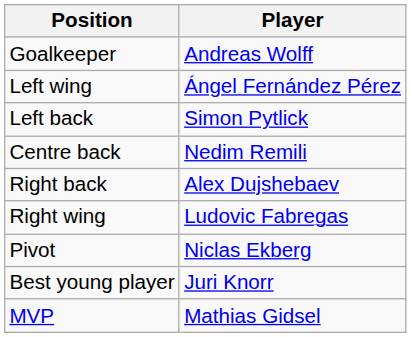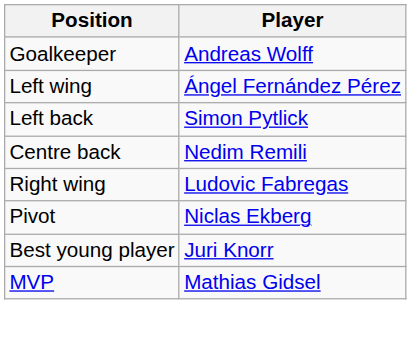- row: (58, 184)
